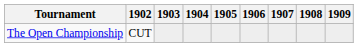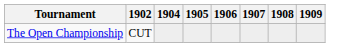- column: (168, 14)
